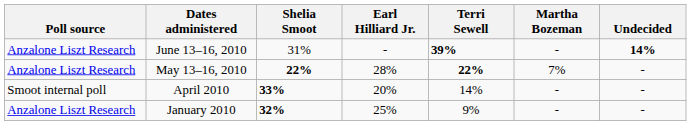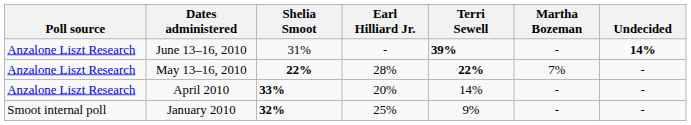(57, 89) Smoot internal poll -> (71, 89) Anzalone Liszt Research
(71, 110) Anzalone Liszt Research -> (57, 110) Smoot internal poll
